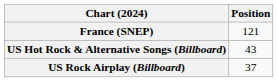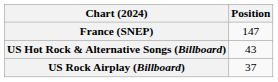(251, 31) 121 -> (251, 31) 147
